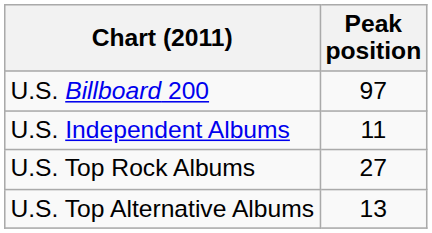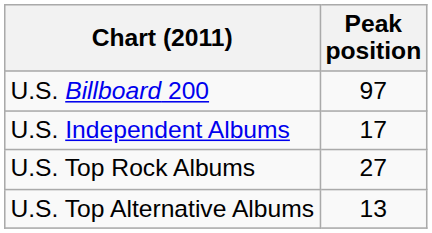(373, 129) 11 -> (373, 129) 17
